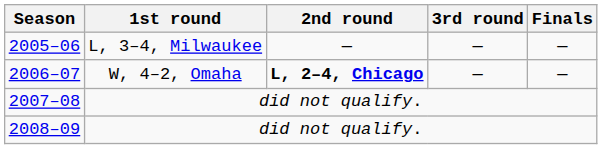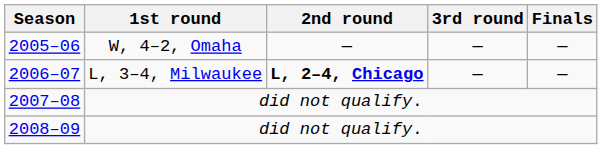(175, 46) L, 3–4, Milwaukee -> (175, 46) W, 4–2, Omaha
(175, 74) W, 4–2, Omaha -> (175, 74) L, 3–4, Milwaukee
